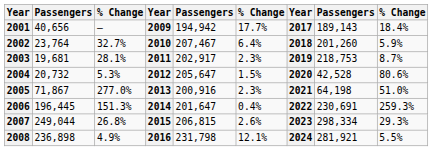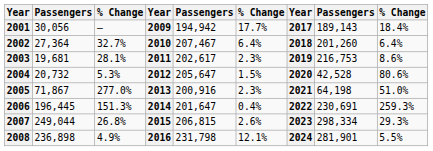(52, 28) 40,656 -> (52, 28) 30,056
(52, 44) 23,764 -> (52, 44) 27,364
(391, 44) 5.9% -> (391, 44) 6.4%
(196, 59) 202,917 -> (196, 59) 202,617
(337, 59) 218,753 -> (337, 59) 216,753
(391, 59) 8.7% -> (391, 59) 8.6%
(337, 138) 281,921 -> (337, 138) 281,901
